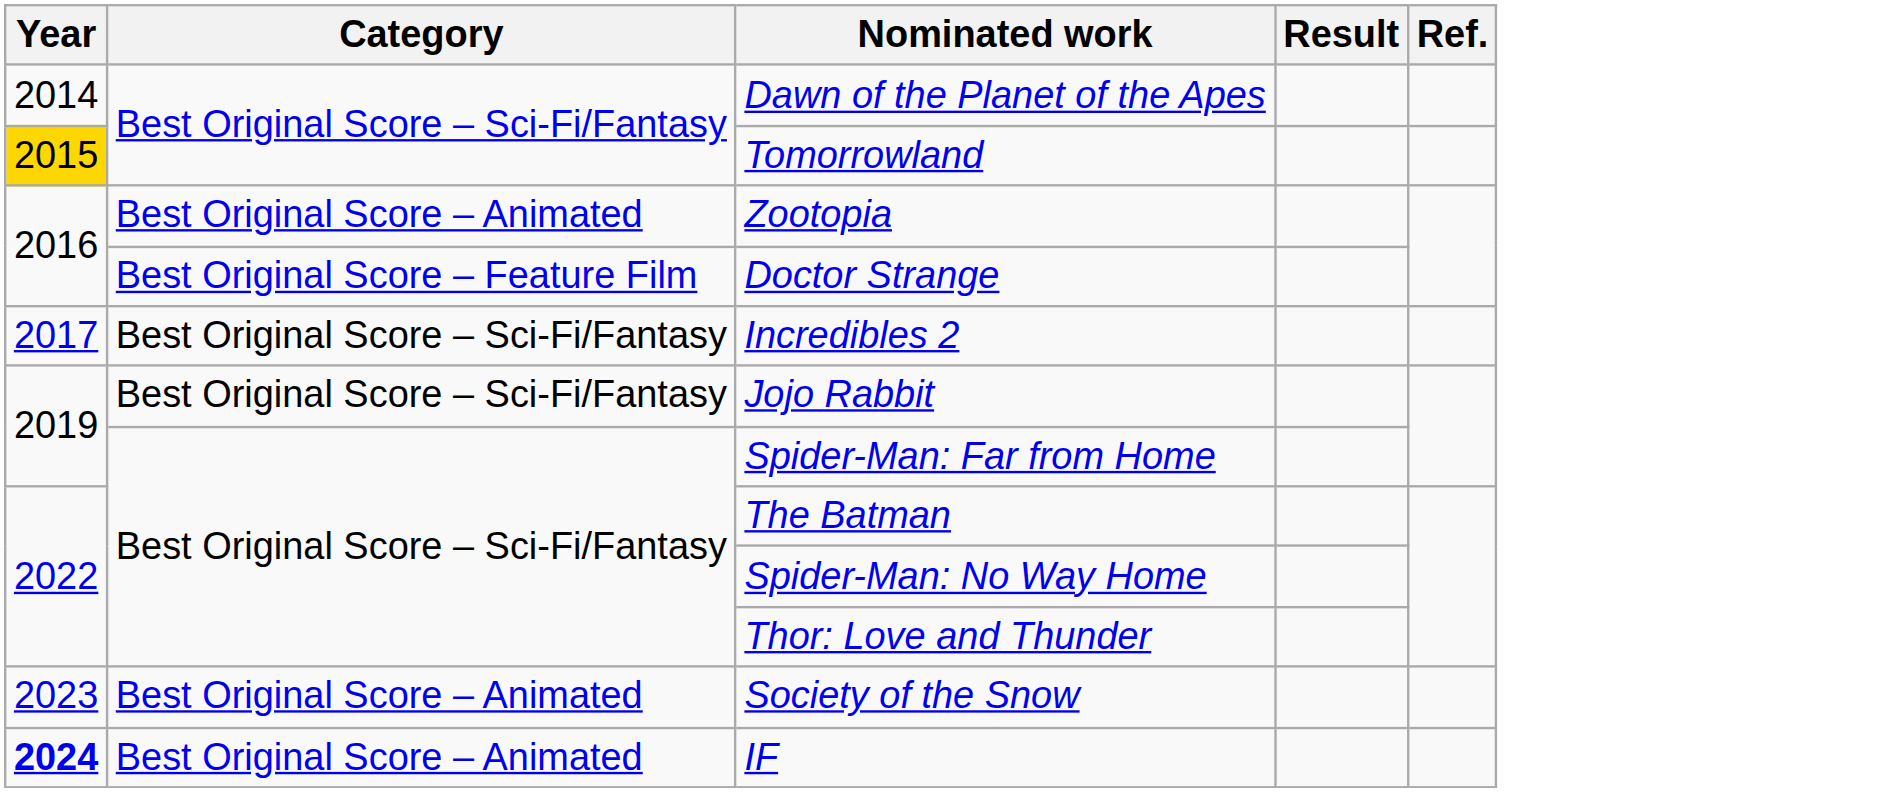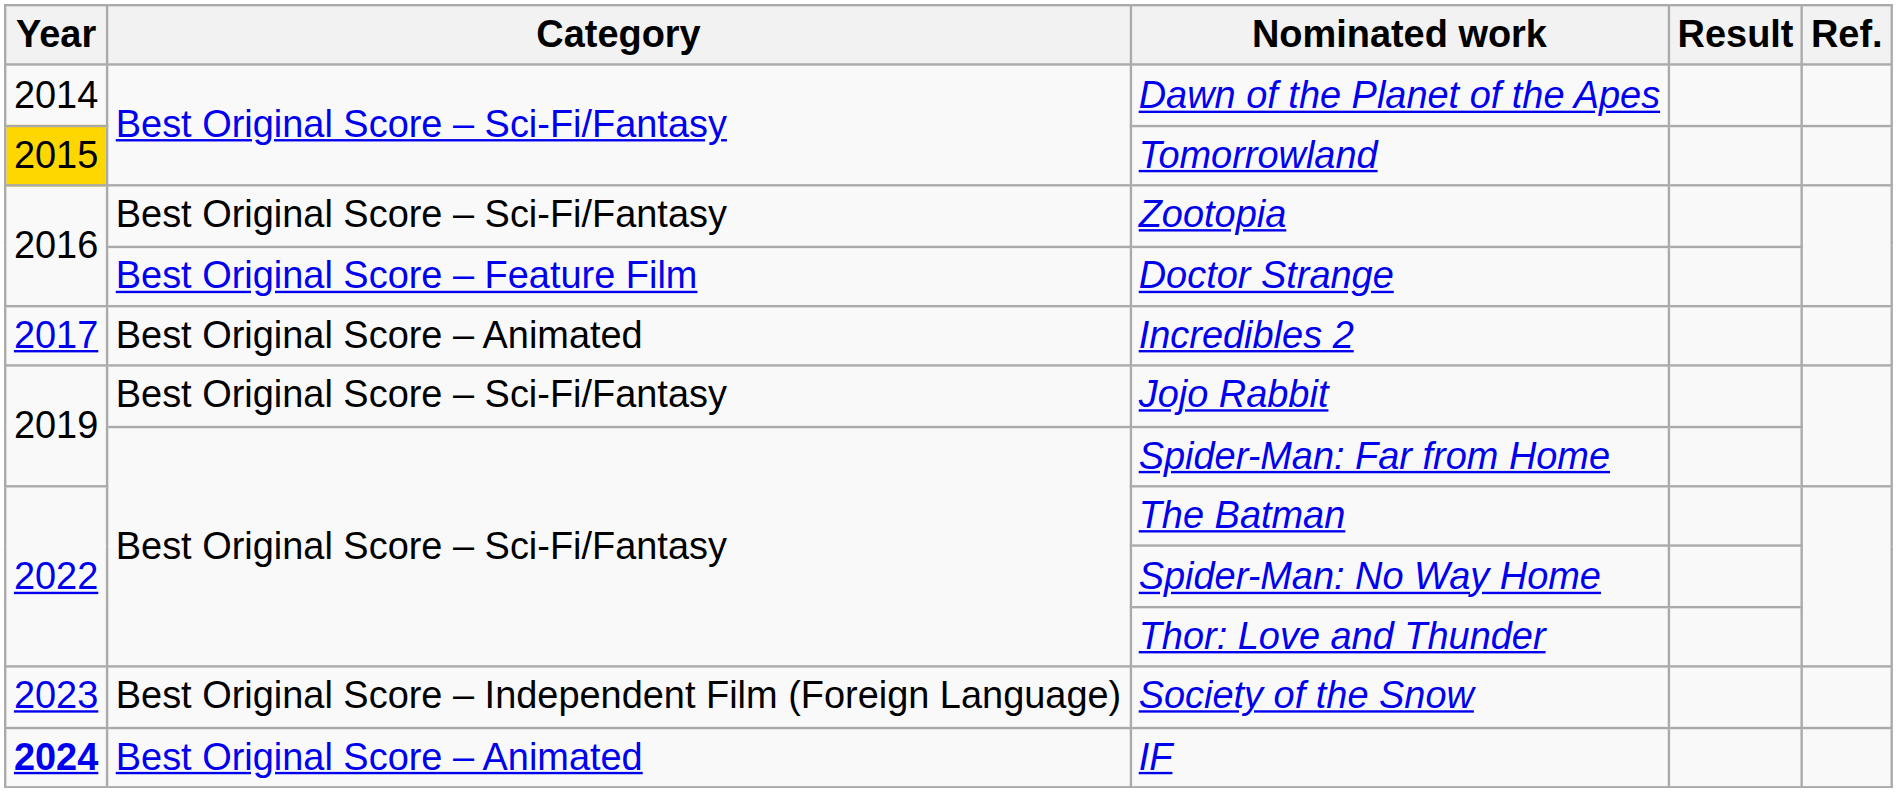(379, 214) Best Original Score – Animated -> (421, 214) Best Original Score – Sci-Fi/Fantasy
(421, 335) Best Original Score – Sci-Fi/Fantasy -> (379, 335) Best Original Score – Animated
(379, 696) Best Original Score – Animated -> (618, 696) Best Original Score – Independent Film (Foreign Language)
